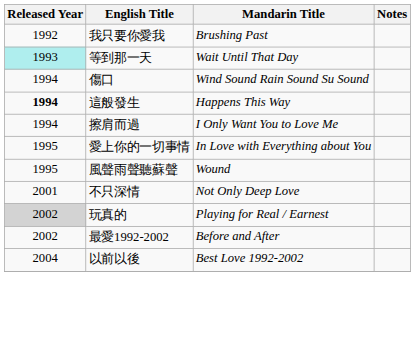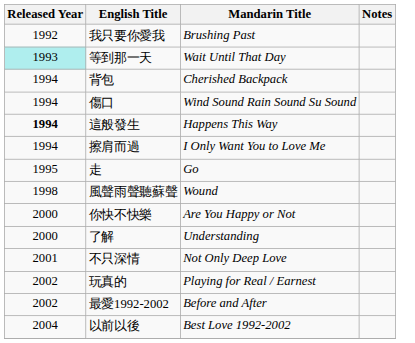+ row: (101, 80)
- row: (139, 147)
+ row: (95, 169)
(45, 169) 1995 -> (45, 191) 1998
+ row: (120, 214)
+ row: (101, 237)
(45, 213) lightgrey background -> (45, 281) no background
